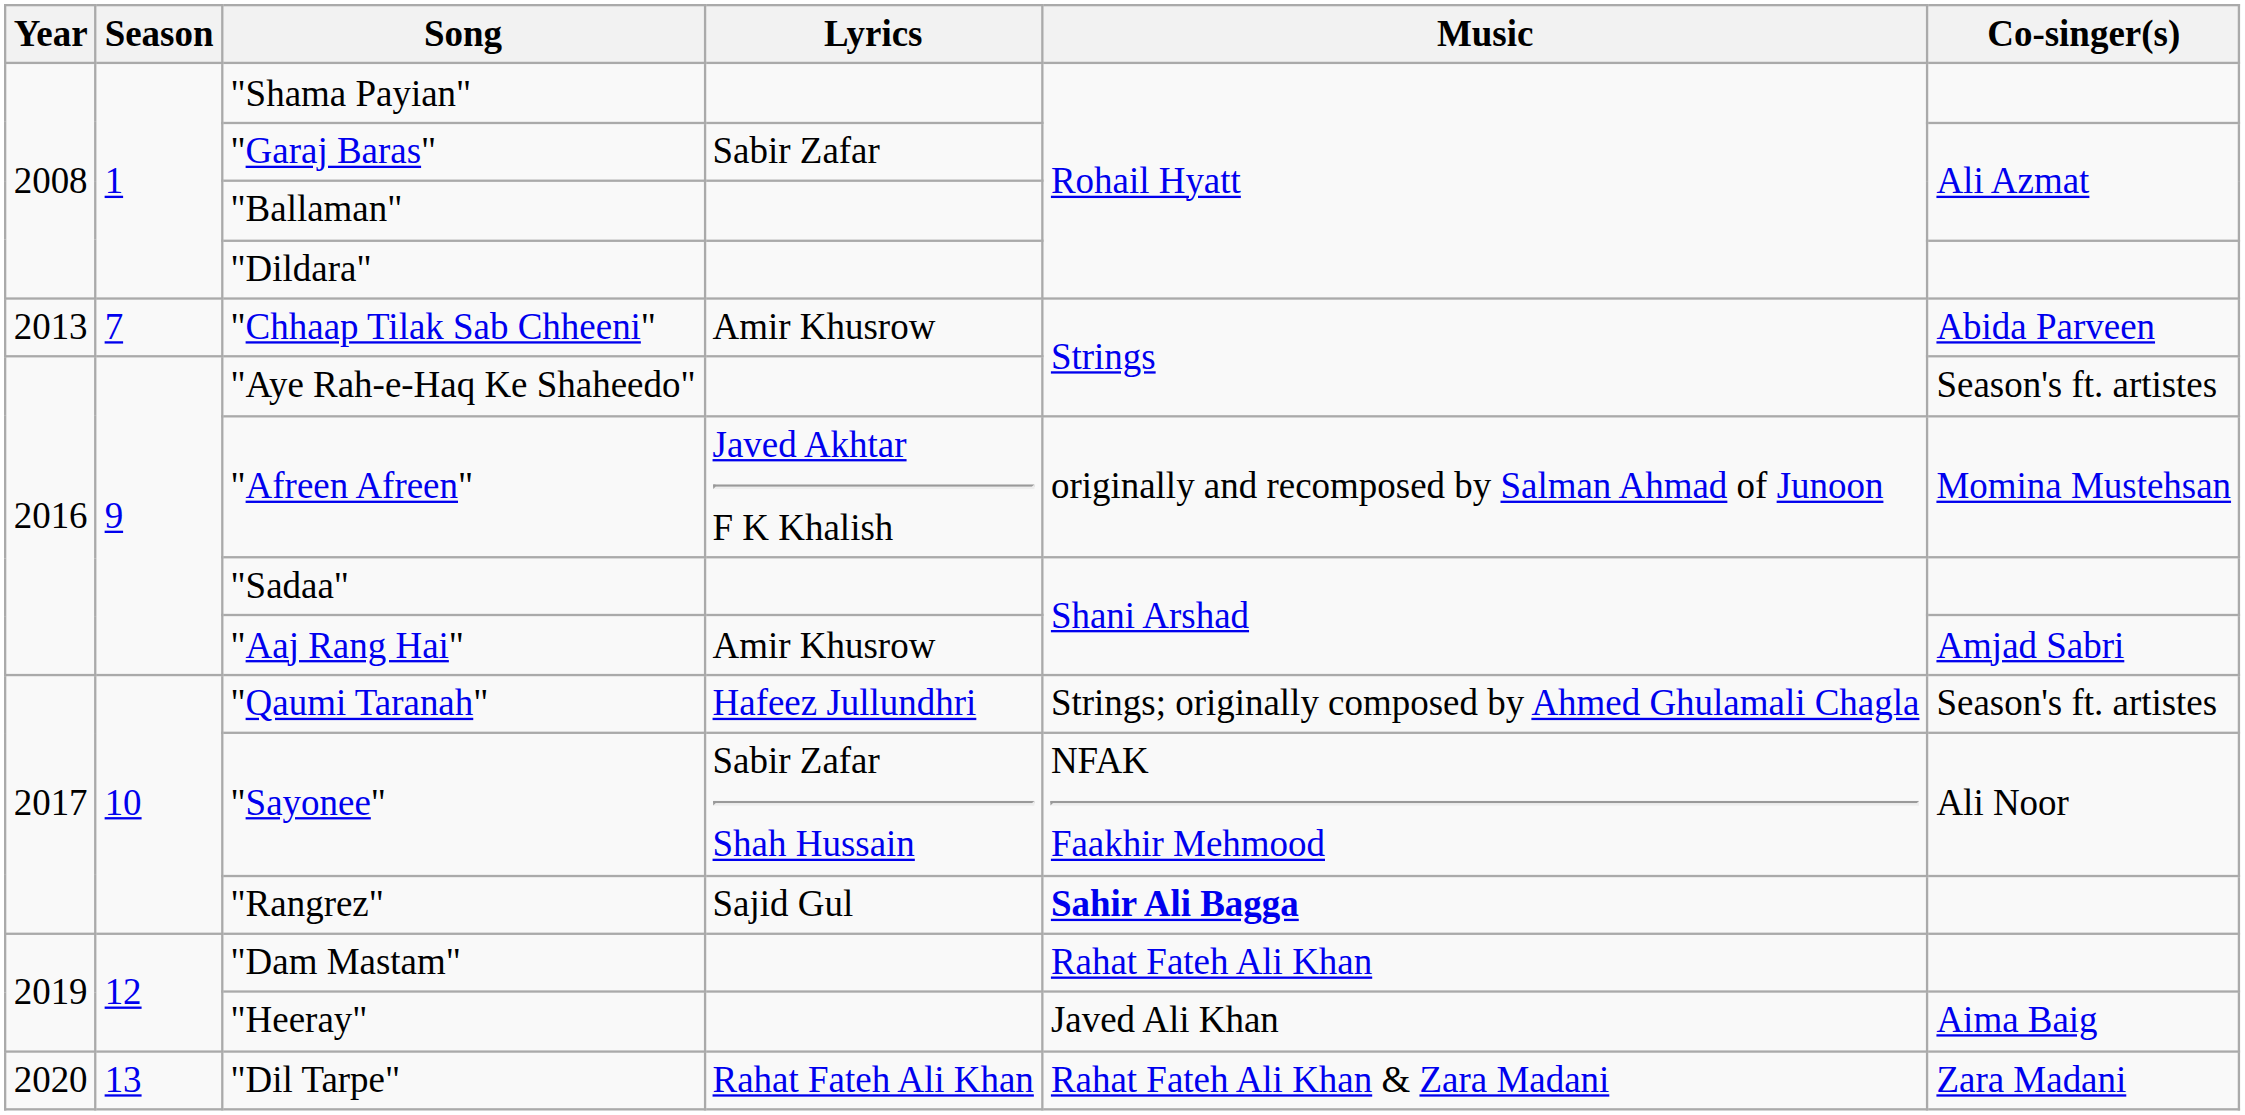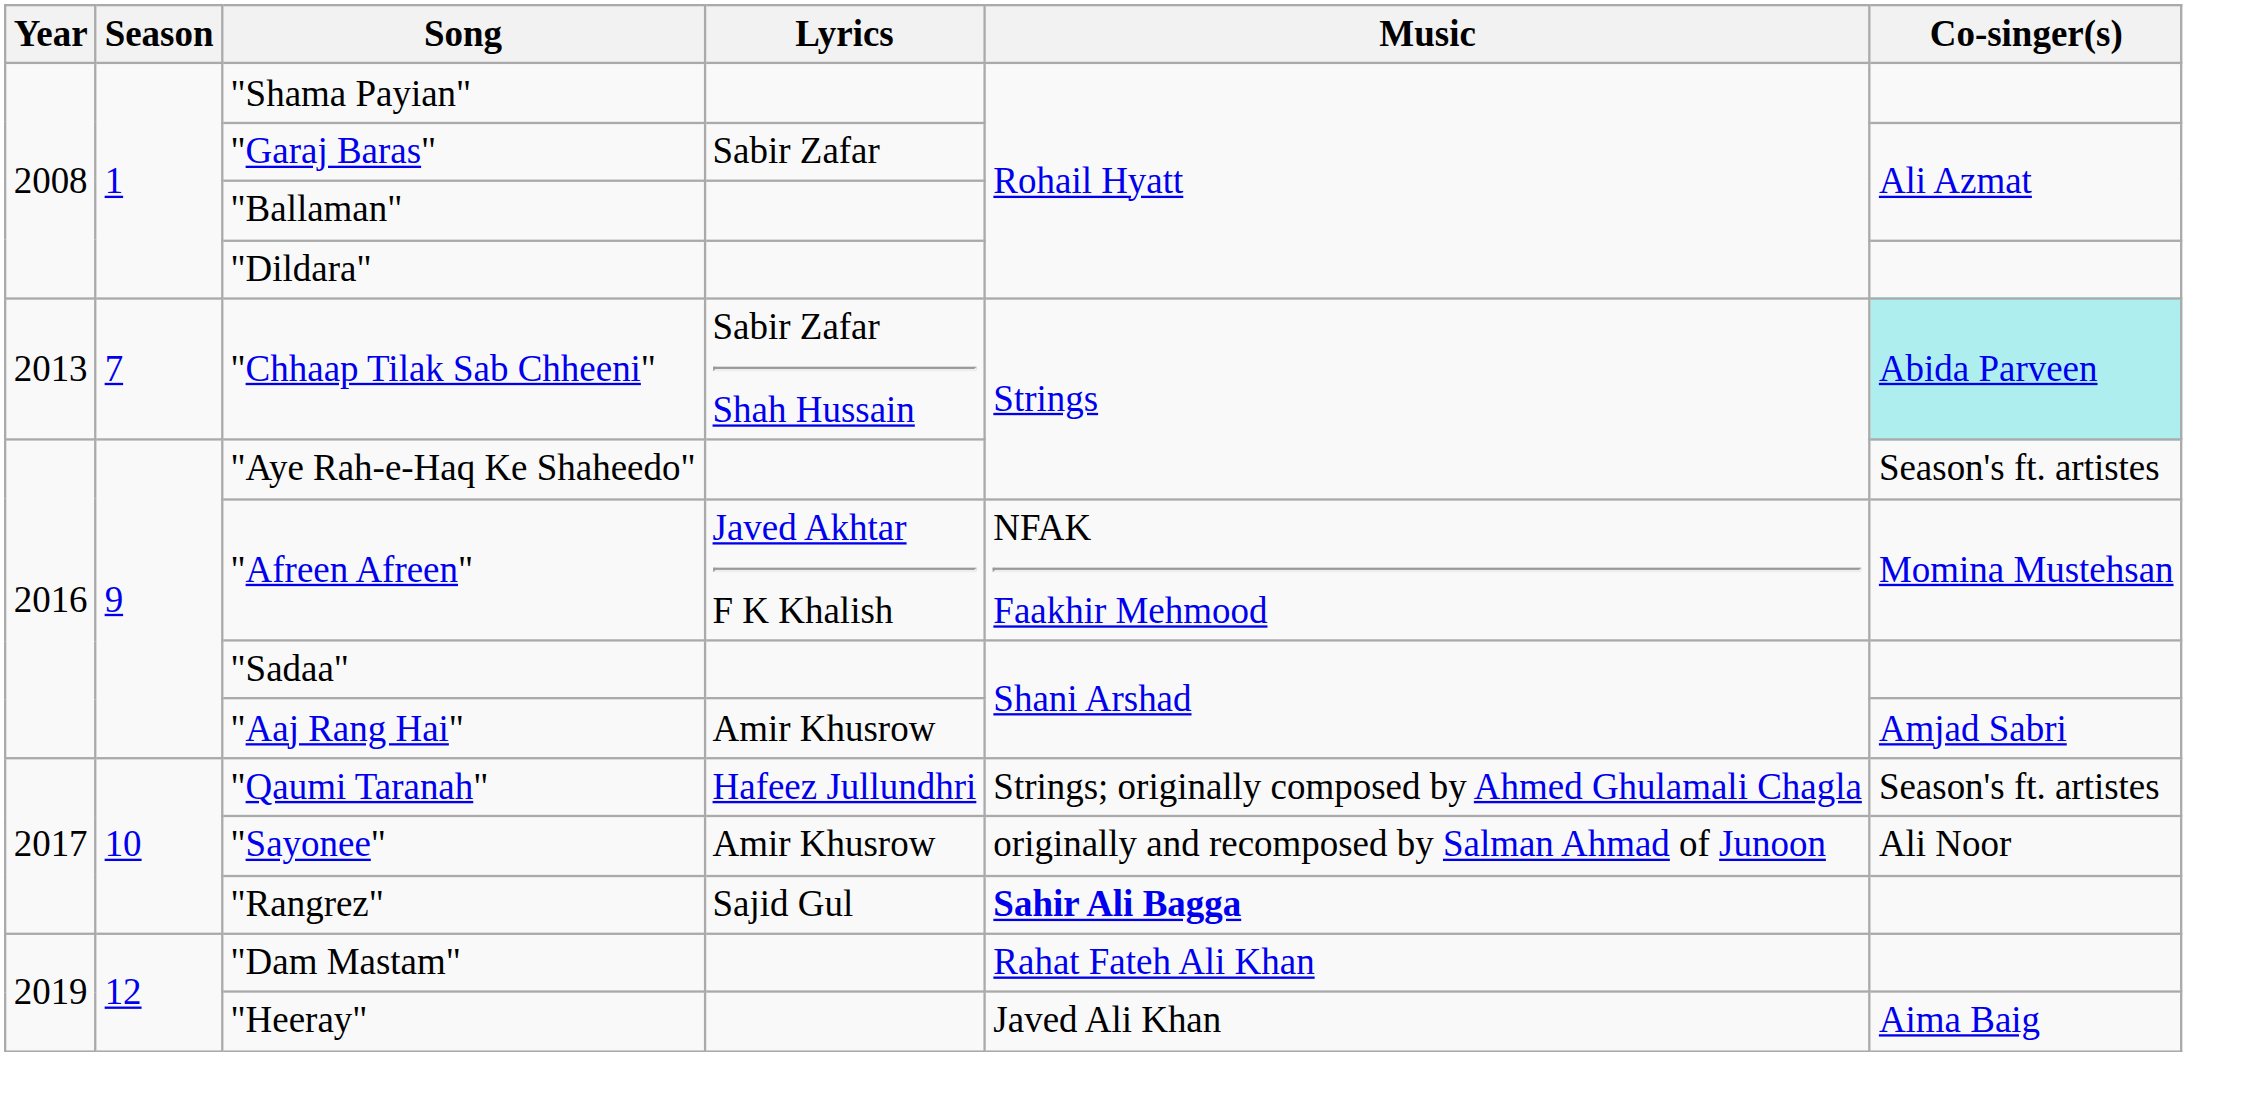(824, 326) Amir Khusrow -> (844, 368) Sabir Zafar Shah Hussain
(2046, 326) no background -> (1988, 368) paleturquoise background
(1467, 485) originally and recomposed by Salman Ahmad of Junoon -> (1428, 568) NFAK Faakhir Mehmood
(873, 803) Sabir Zafar Shah Hussain -> (824, 844) Amir Khusrow
(1485, 803) NFAK Faakhir Mehmood -> (1410, 844) originally and recomposed by Salman Ahmad of Junoon
- row: (315, 1079)
